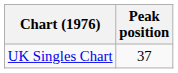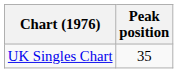(144, 56) 37 -> (144, 56) 35
